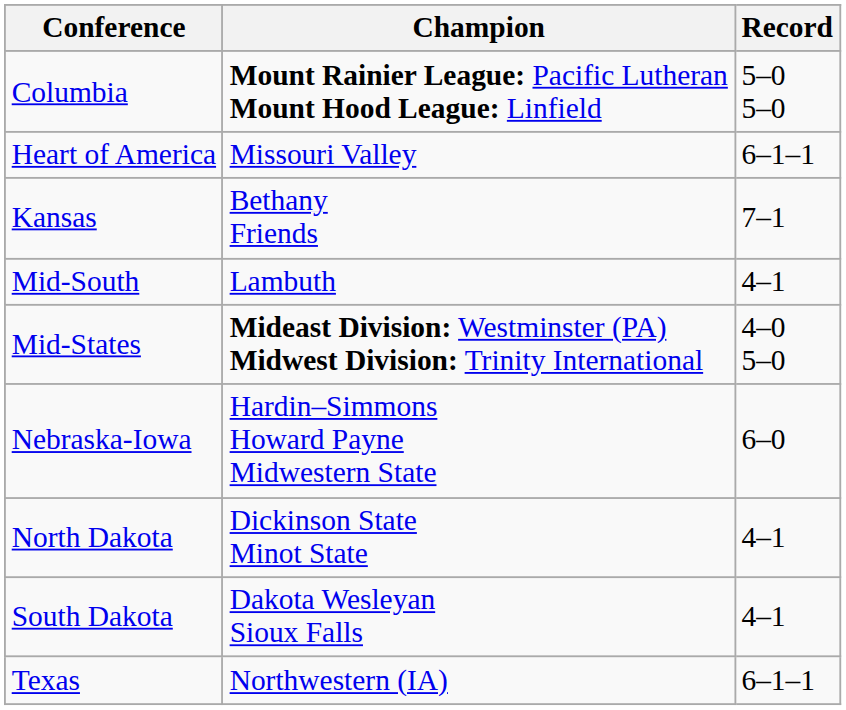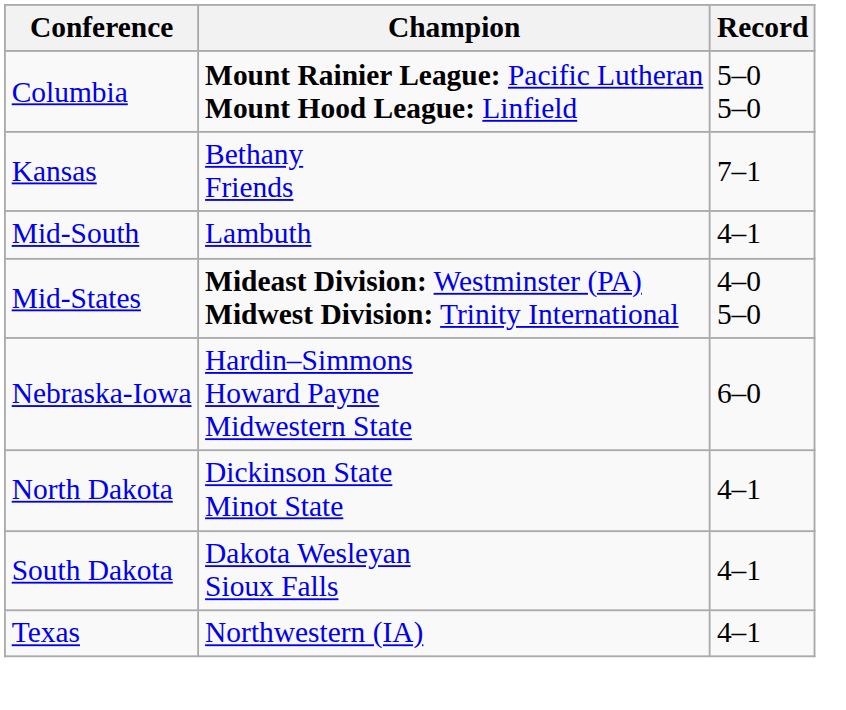- row: (114, 154)
(778, 679) 6–1–1 -> (739, 633) 4–1
